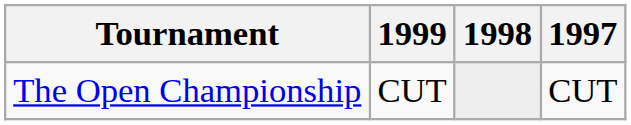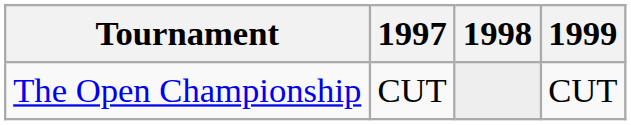columns swapped: (583, 33) <-> (412, 33)
